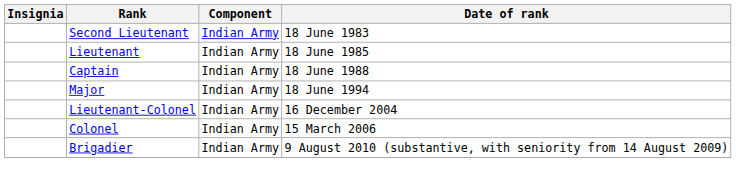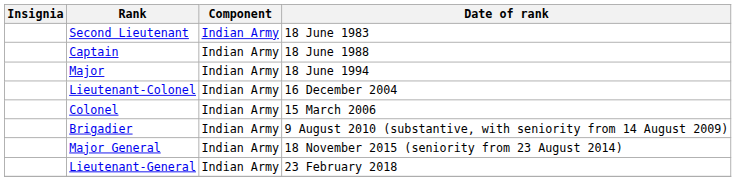- row: (104, 52)
+ row: (115, 147)
+ row: (133, 167)
